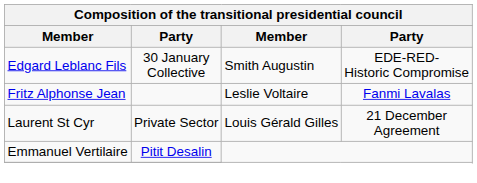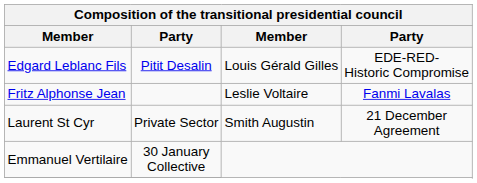(176, 65) 30 January Collective -> (176, 65) Pitit Desalin
(269, 65) Smith Augustin -> (281, 65) Louis Gérald Gilles
(281, 123) Louis Gérald Gilles -> (269, 123) Smith Augustin
(176, 151) Pitit Desalin -> (176, 159) 30 January Collective
